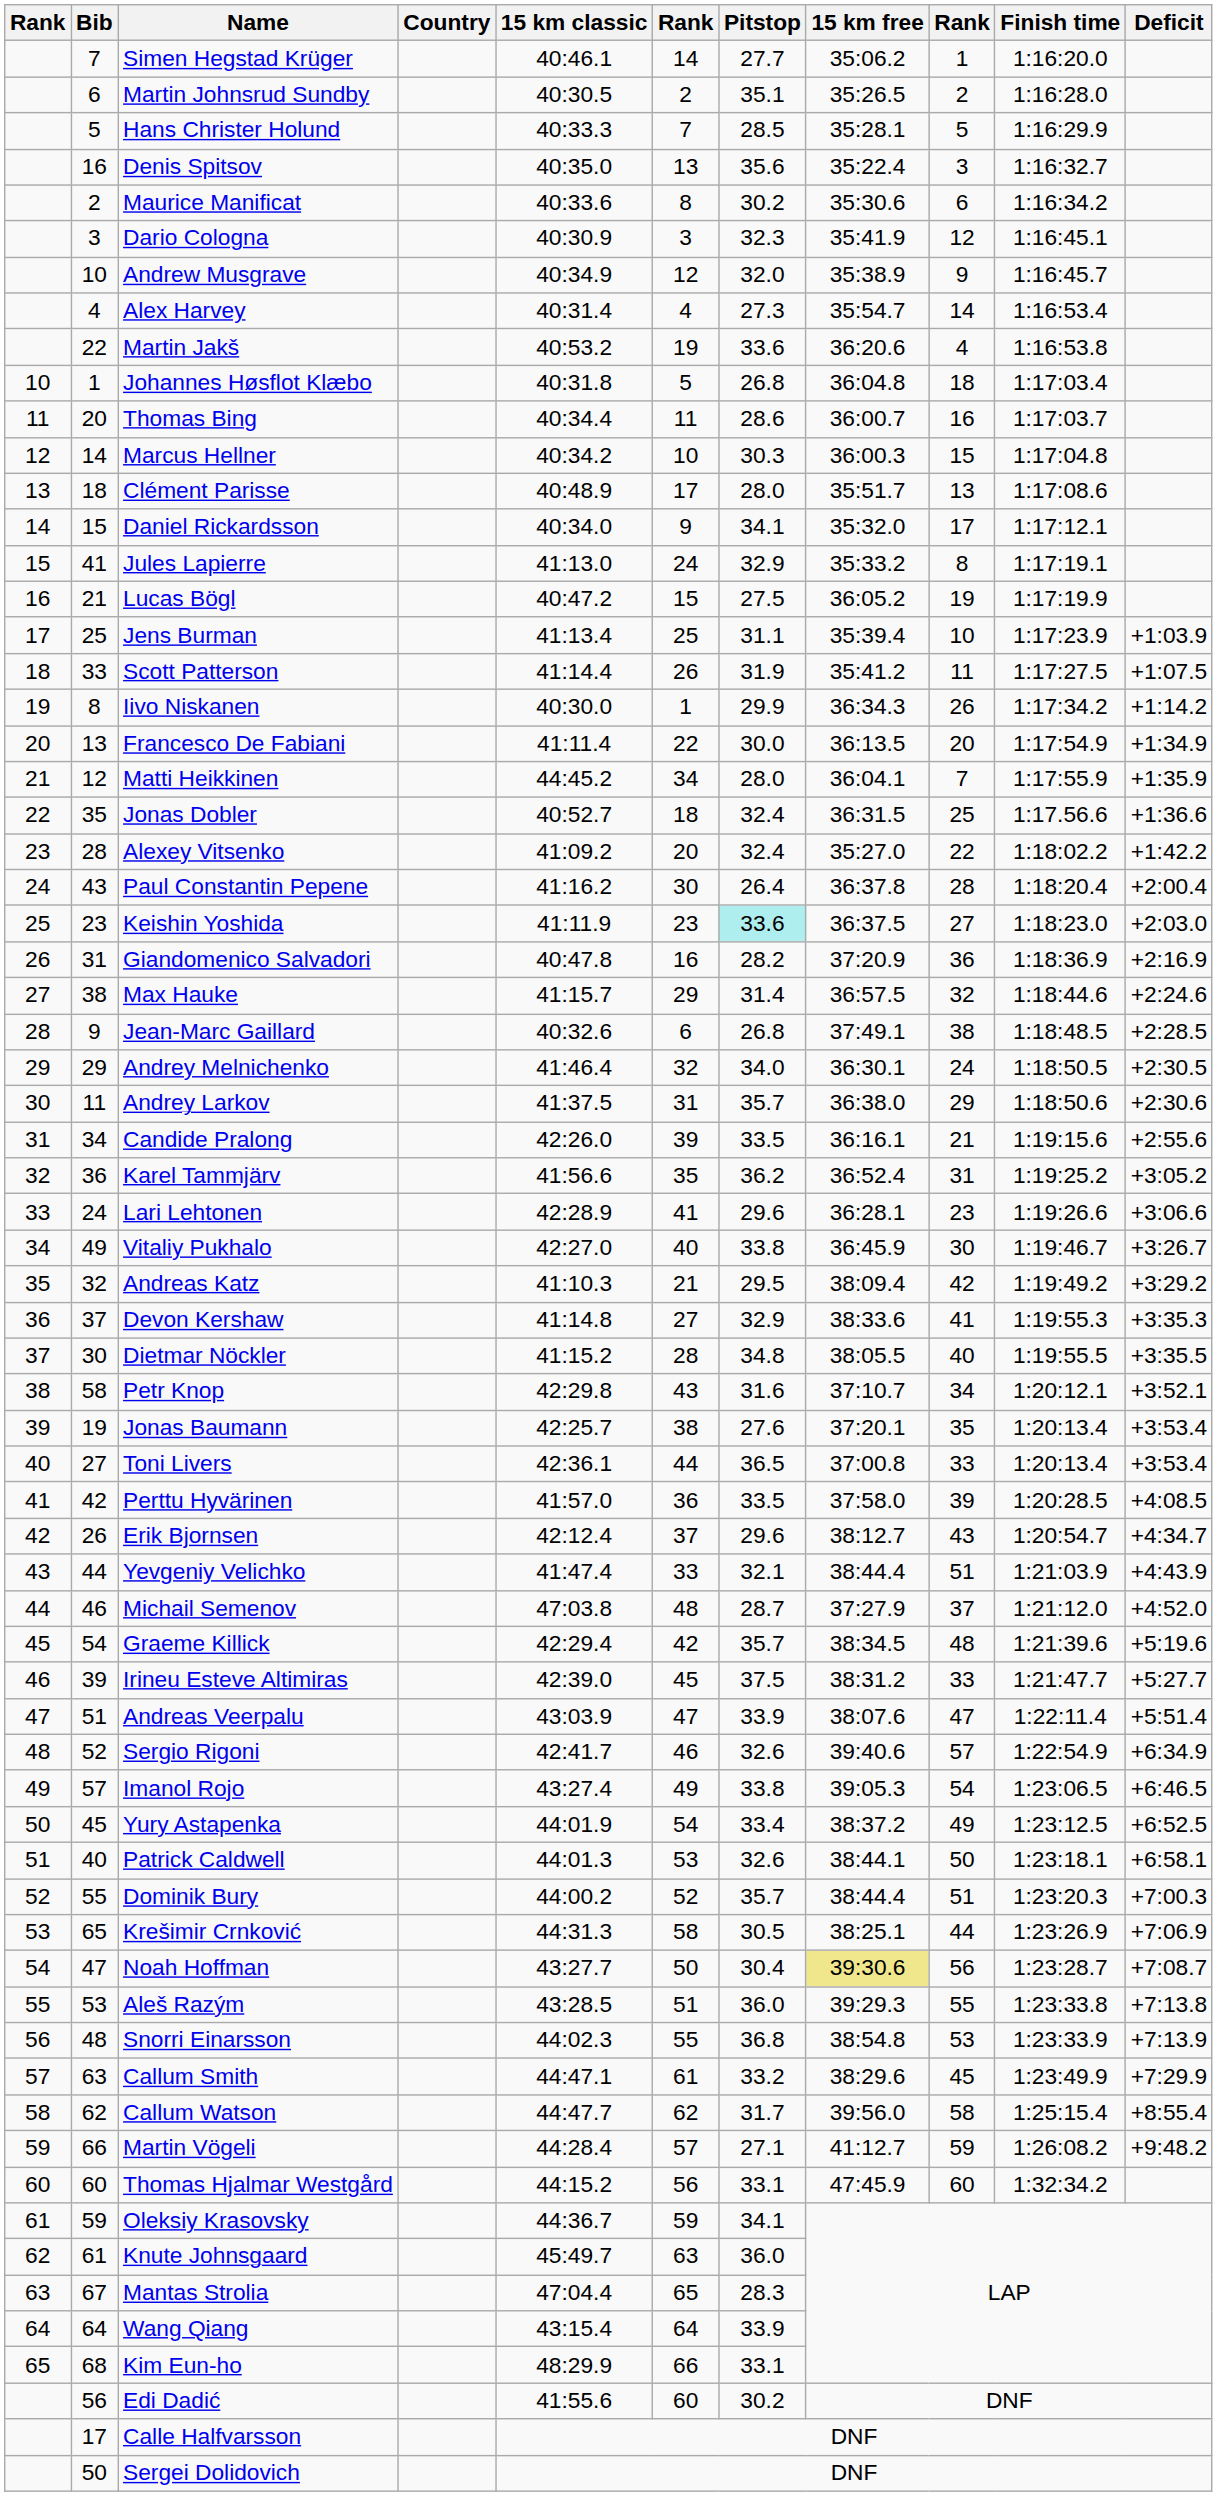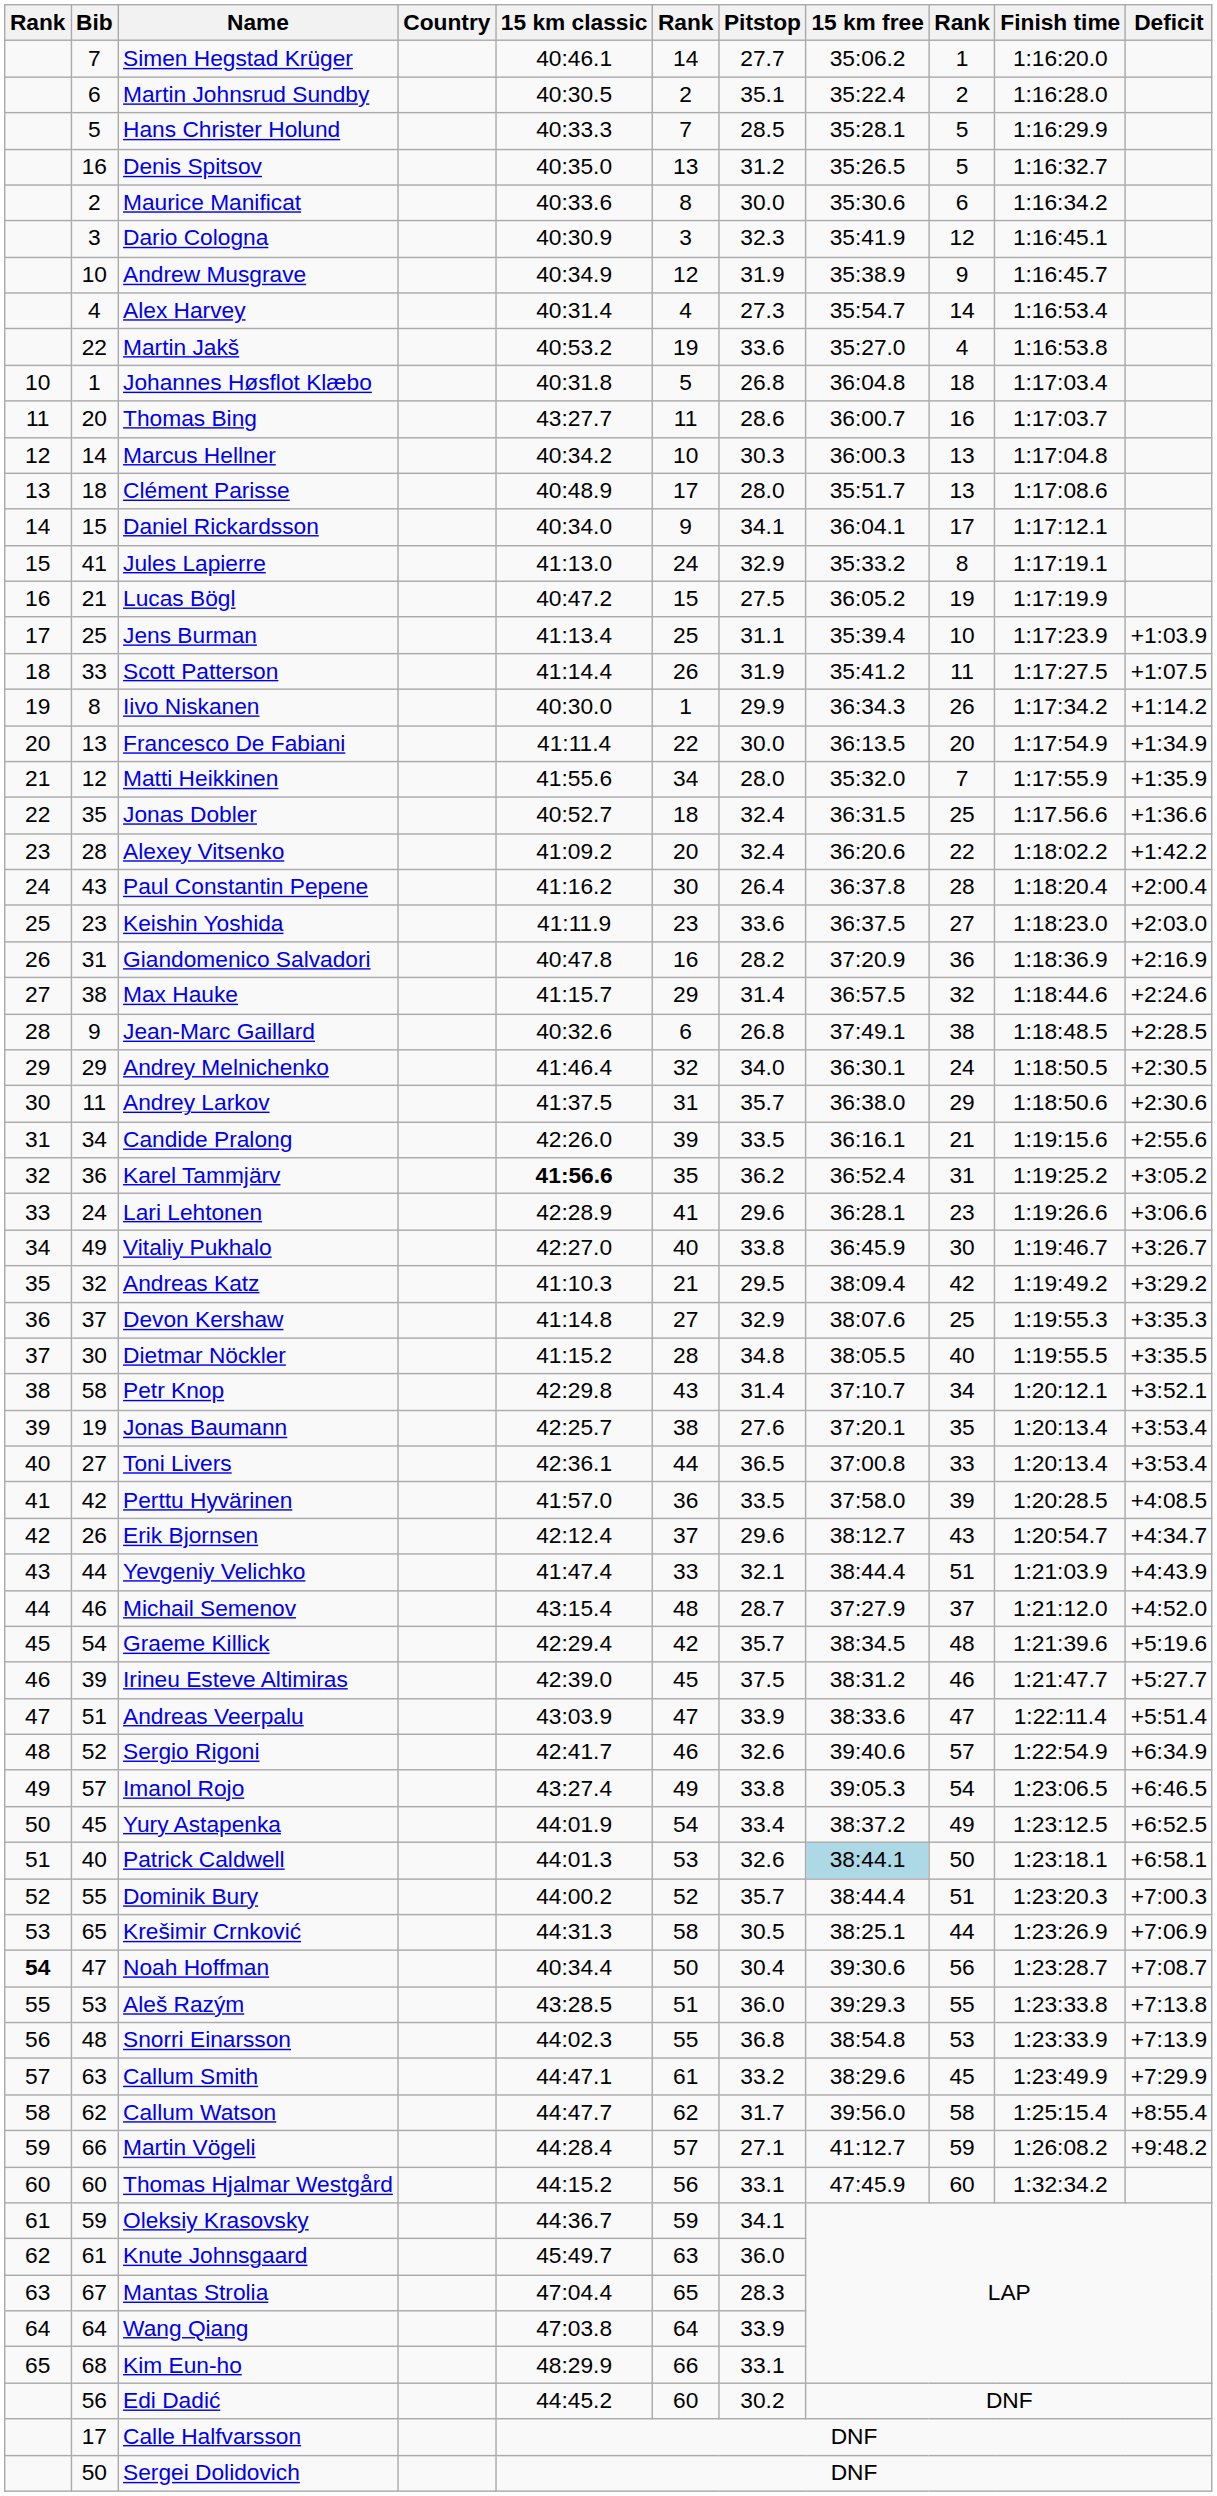(868, 94) 35:26.5 -> (868, 94) 35:22.4
(762, 166) 35.6 -> (762, 166) 31.2
(868, 166) 35:22.4 -> (868, 166) 35:26.5
(962, 166) 3 -> (962, 166) 5
(762, 202) 30.2 -> (762, 202) 30.0
(762, 274) 32.0 -> (762, 274) 31.9
(868, 346) 36:20.6 -> (868, 346) 35:27.0
(574, 418) 40:34.4 -> (574, 418) 43:27.7
(962, 454) 15 -> (962, 454) 13
(868, 526) 35:32.0 -> (868, 526) 36:04.1
(574, 779) 44:45.2 -> (574, 779) 41:55.6
(868, 779) 36:04.1 -> (868, 779) 35:32.0
(868, 851) 35:27.0 -> (868, 851) 36:20.6
(762, 923) paleturquoise background -> (762, 923) no background
(574, 1175) normal -> (574, 1175) bold
(868, 1319) 38:33.6 -> (868, 1319) 38:07.6
(962, 1319) 41 -> (962, 1319) 25
(762, 1391) 31.6 -> (762, 1391) 31.4
(574, 1607) 47:03.8 -> (574, 1607) 43:15.4
(962, 1680) 33 -> (962, 1680) 46
(868, 1716) 38:07.6 -> (868, 1716) 38:33.6
(868, 1860) no background -> (868, 1860) lightblue background
(38, 1968) normal -> (38, 1968) bold
(574, 1968) 43:27.7 -> (574, 1968) 40:34.4
(868, 1968) khaki background -> (868, 1968) no background
(574, 2328) 43:15.4 -> (574, 2328) 47:03.8
(574, 2400) 41:55.6 -> (574, 2400) 44:45.2
